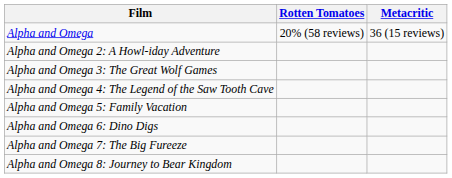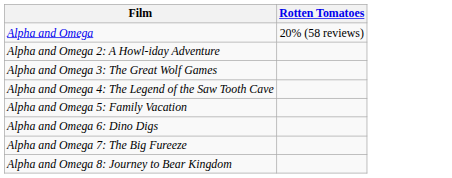- column: (407, 13)
